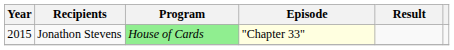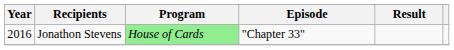(19, 34) 2015 -> (19, 34) 2016
(273, 34) lightyellow background -> (273, 34) no background
